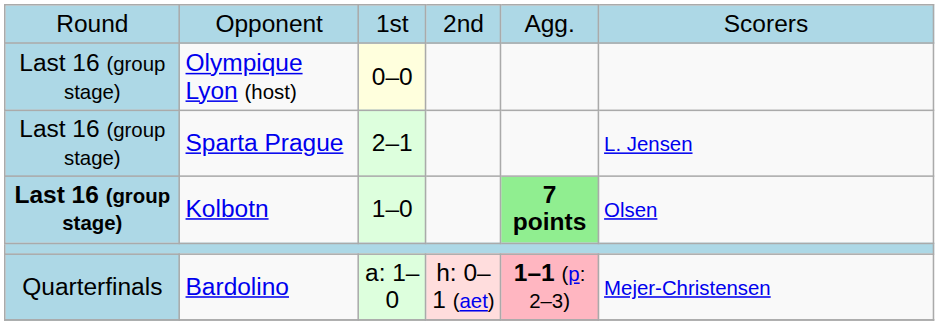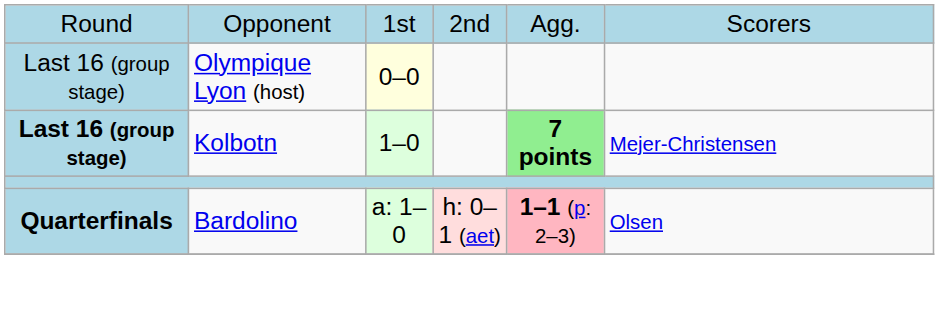- row: (264, 142)
(631, 210) Olsen -> (693, 144) Mejer-Christensen
(92, 286) normal -> (97, 220) bold
(687, 288) Mejer-Christensen -> (636, 222) Olsen
